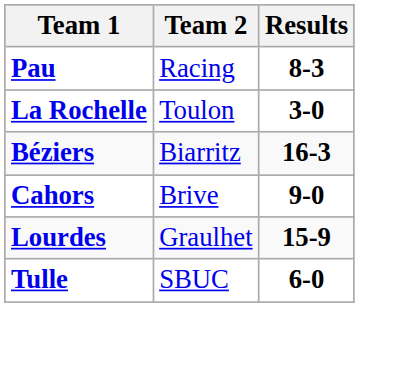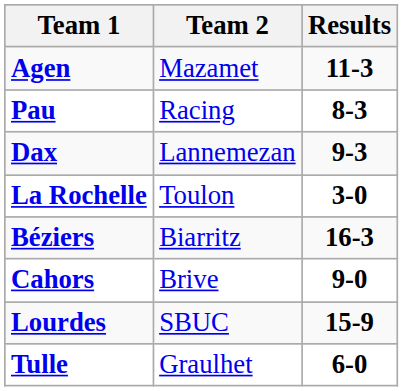+ row: (41, 68)
+ row: (34, 152)
(206, 237) Graulhet -> (194, 322) SBUC
(194, 279) SBUC -> (206, 364) Graulhet
